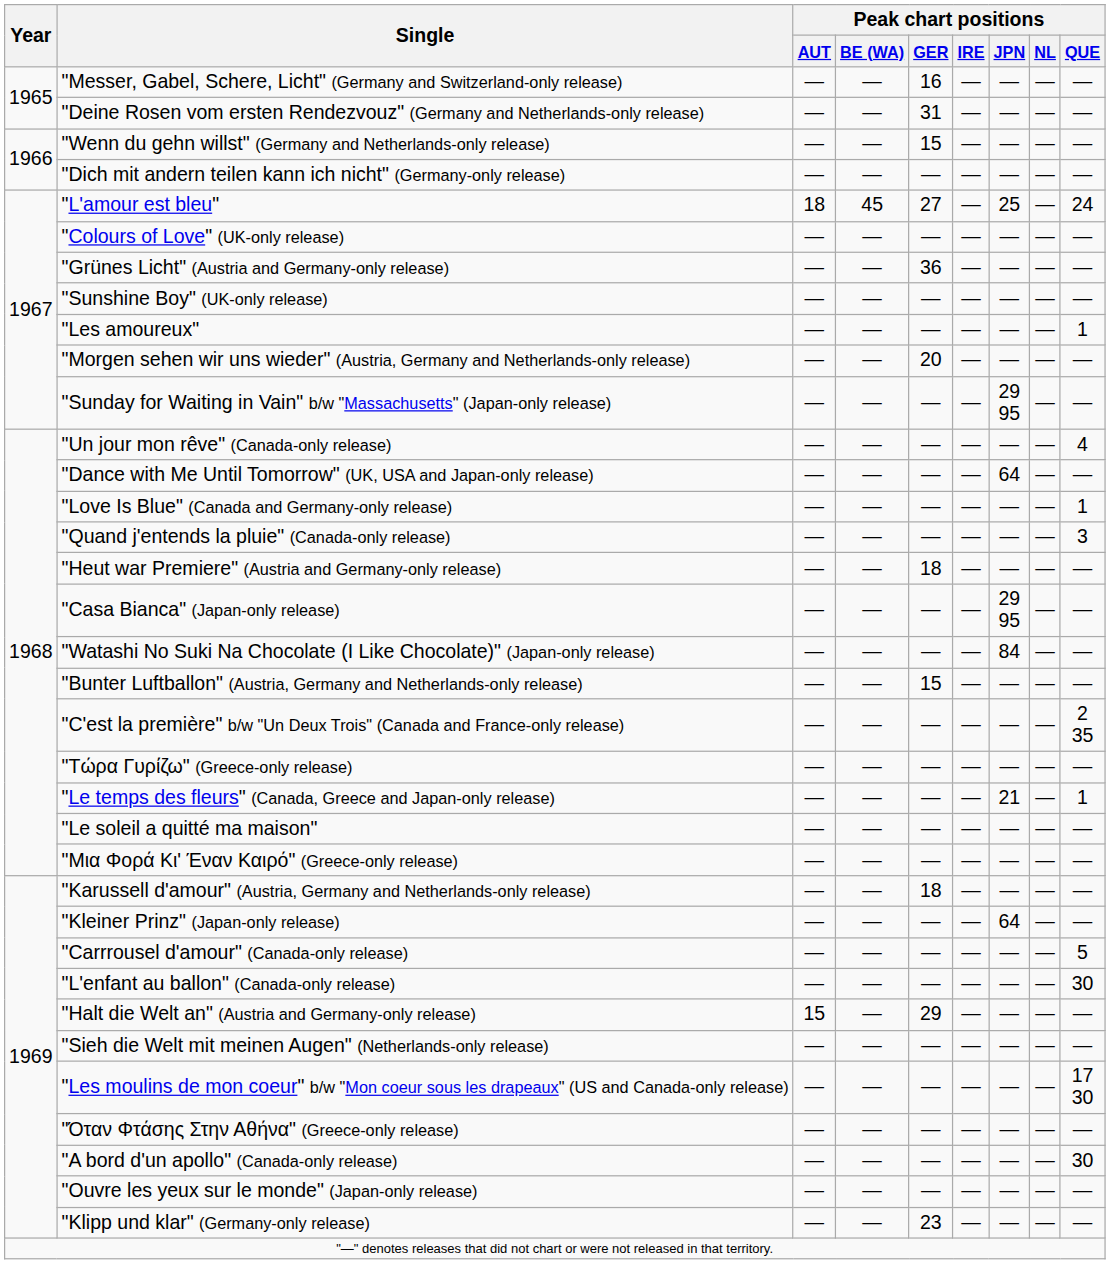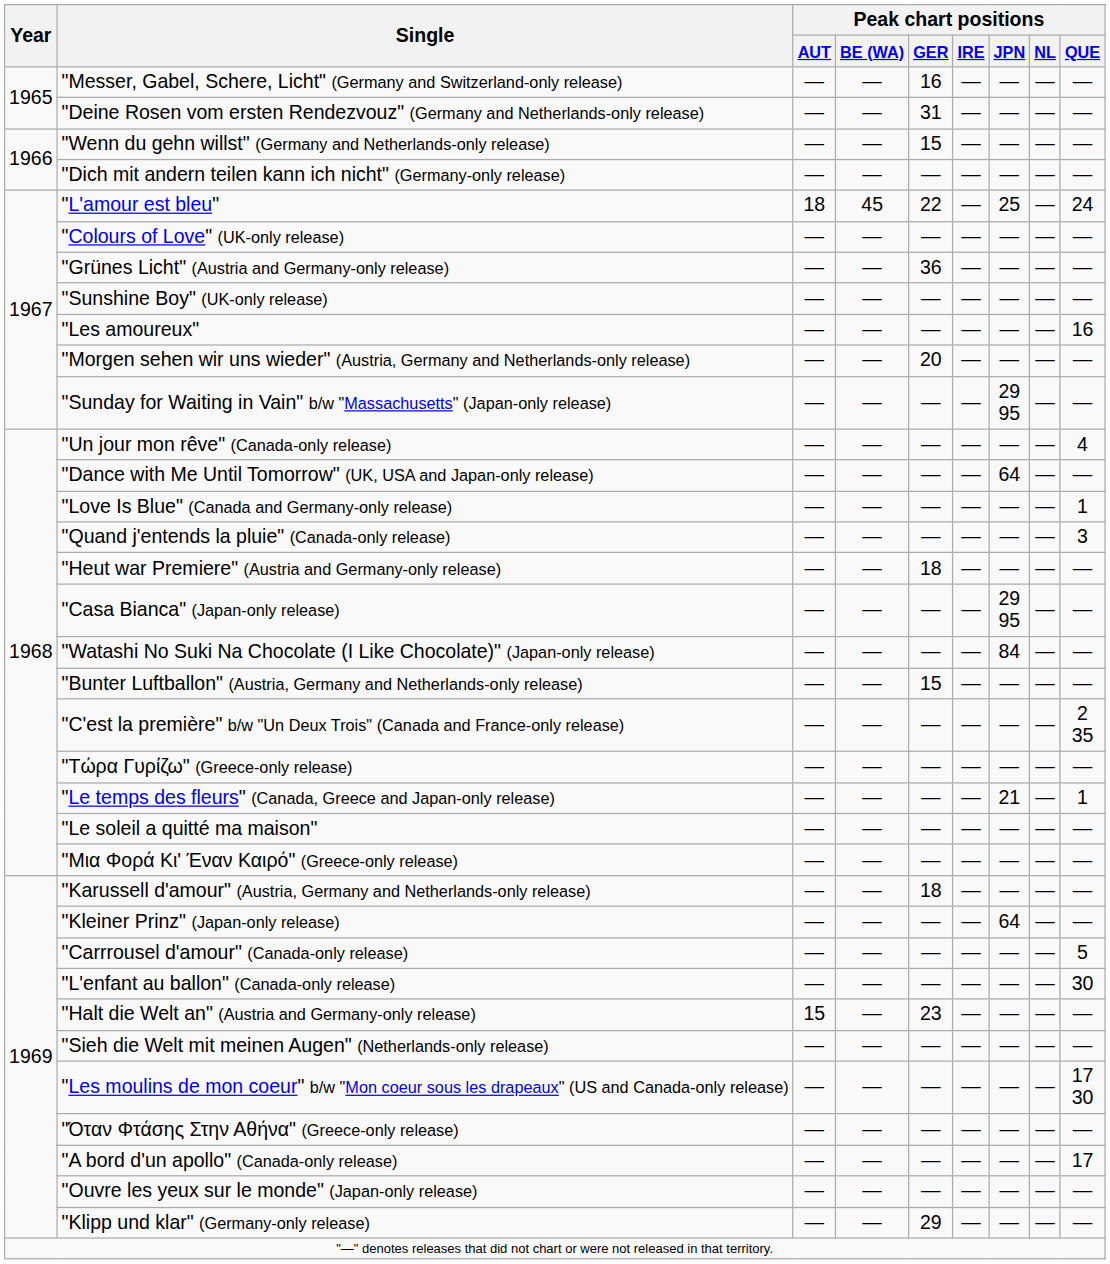(931, 205) 27 -> (931, 205) 22
(1082, 329) 1 -> (1083, 329) 16
(931, 1014) 29 -> (931, 1014) 23
(1083, 1160) 30 -> (1083, 1160) 17
(931, 1222) 23 -> (931, 1222) 29
